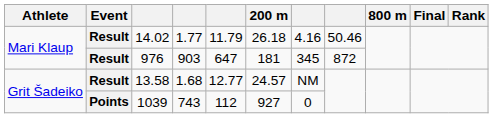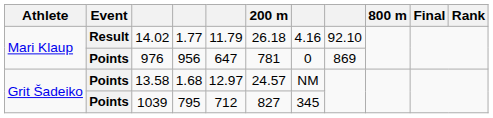(345, 37) 50.46 -> (345, 37) 92.10
(109, 59) Result -> (109, 59) Points
(189, 59) 903 -> (189, 59) 956
(269, 59) 181 -> (269, 59) 781
(308, 59) 345 -> (308, 59) 0
(345, 59) 872 -> (345, 59) 869
(109, 81) Result -> (109, 81) Points
(226, 81) 12.77 -> (226, 81) 12.97
(189, 102) 743 -> (189, 102) 795
(226, 102) 112 -> (226, 102) 712
(269, 102) 927 -> (269, 102) 827
(308, 102) 0 -> (308, 102) 345
